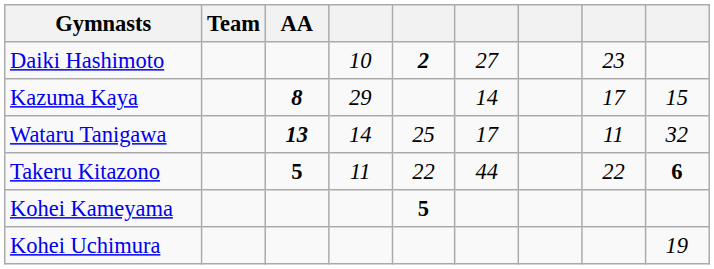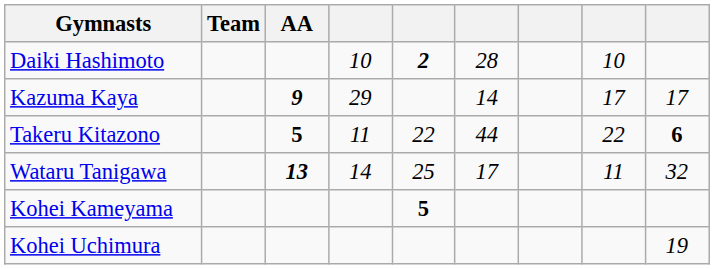(487, 60) 27 -> (487, 60) 28
(613, 60) 23 -> (613, 60) 10
(297, 97) 8 -> (297, 97) 9
(677, 97) 15 -> (677, 97) 17
rows swapped: (85, 171) <-> (88, 134)
